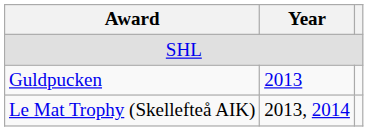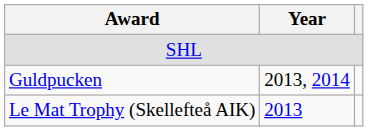(283, 79) 2013 -> (307, 79) 2013, 2014
(307, 110) 2013, 2014 -> (283, 110) 2013
